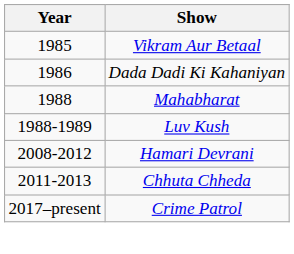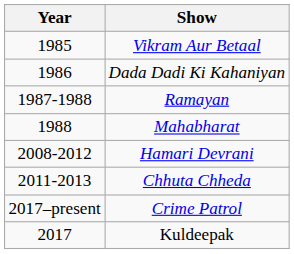+ row: (197, 99)
- row: (197, 126)
+ row: (197, 235)
